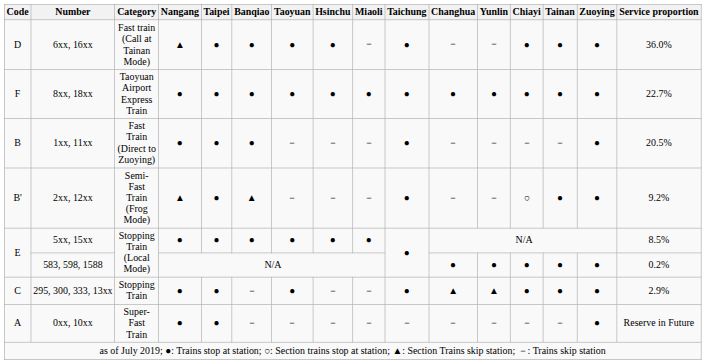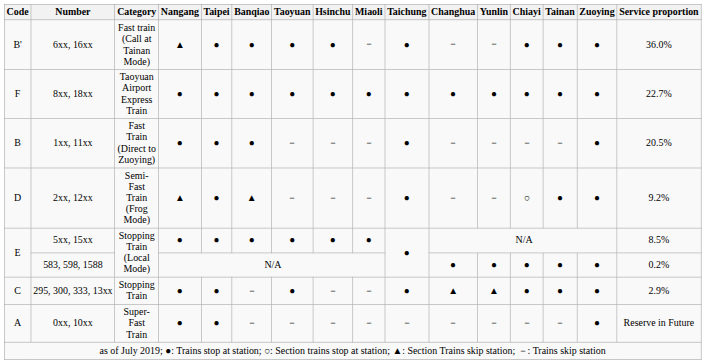(18, 44) D -> (18, 44) B'
(18, 198) B' -> (18, 198) D
